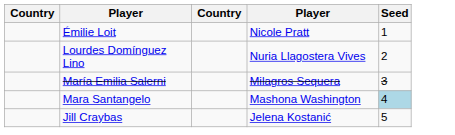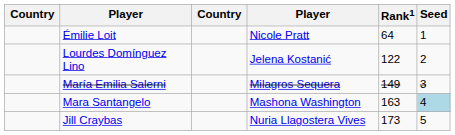+ column: (398, 15)
(308, 56) Nuria Llagostera Vives -> (290, 59) Jelena Kostanić
(290, 117) Jelena Kostanić -> (308, 121) Nuria Llagostera Vives
